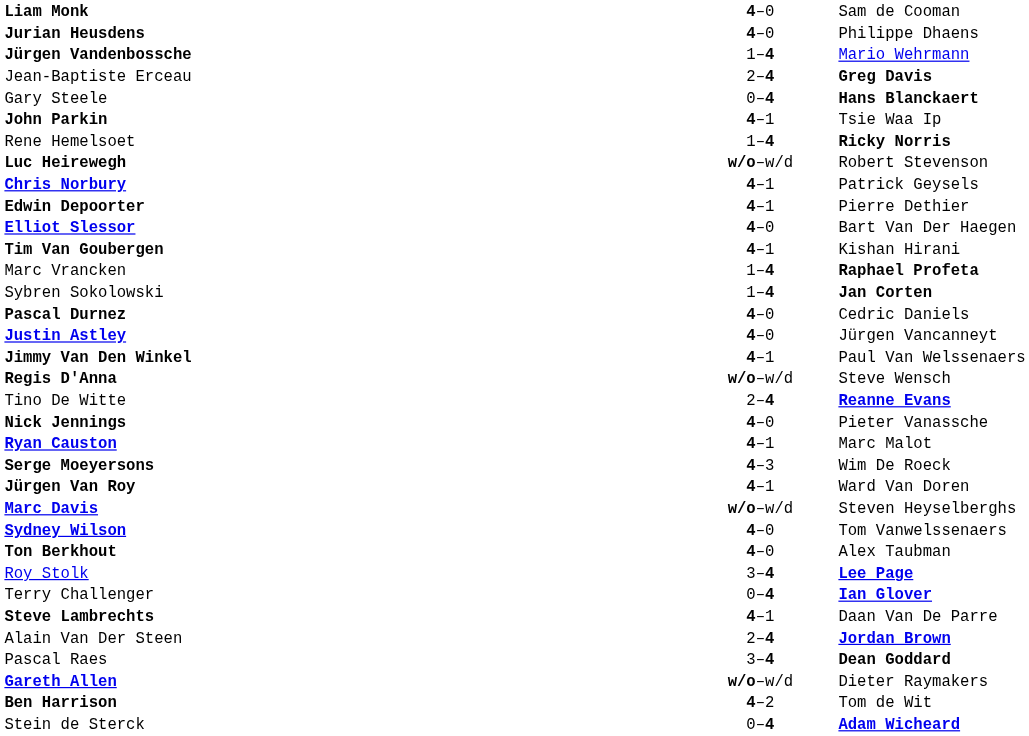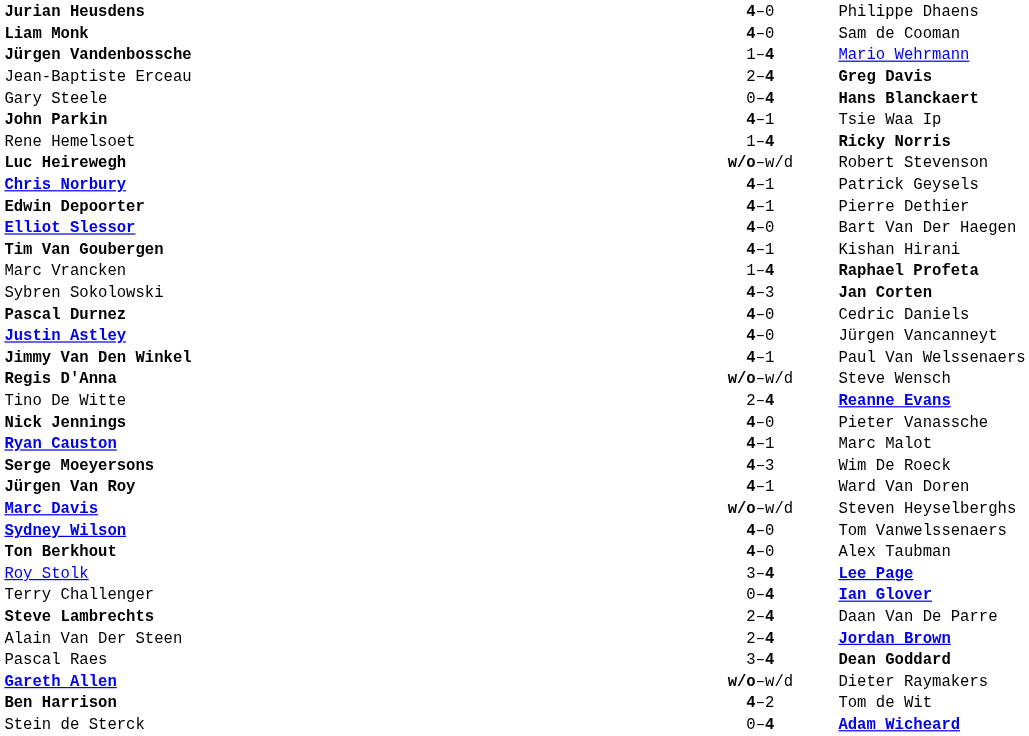rows swapped: (47, 12) <-> (75, 34)
(760, 293) 1–4 -> (760, 293) 4–3
(760, 617) 4–1 -> (760, 617) 2–4
